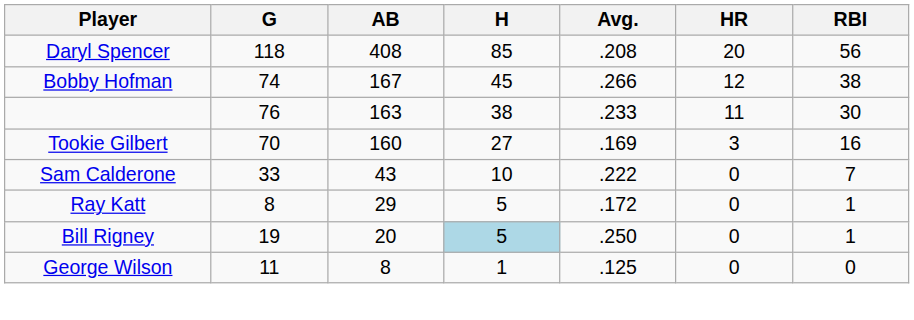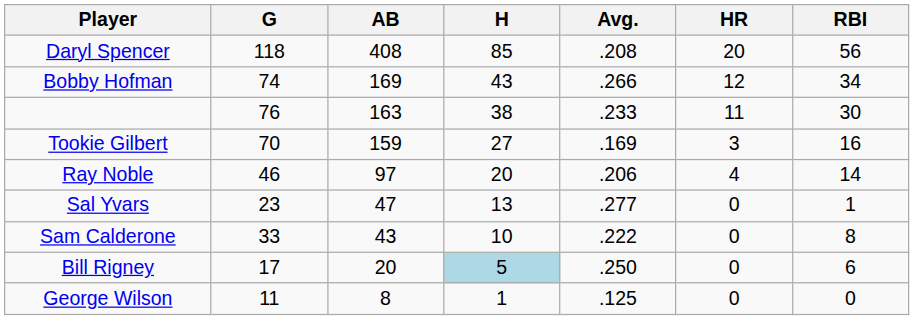(386, 81) 167 -> (386, 81) 169
(502, 81) 45 -> (502, 81) 43
(850, 81) 38 -> (850, 81) 34
(386, 143) 160 -> (386, 143) 159
+ row: (108, 174)
+ row: (108, 205)
(850, 174) 7 -> (850, 236) 8
- row: (108, 205)
(269, 236) 19 -> (269, 267) 17
(850, 236) 1 -> (850, 267) 6
